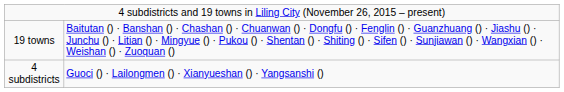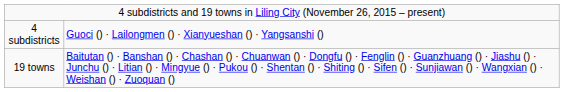rows swapped: (34, 73) <-> (34, 40)
